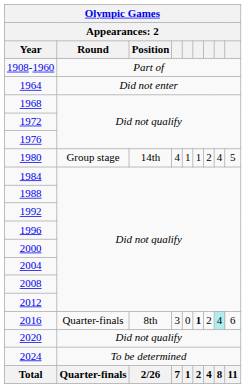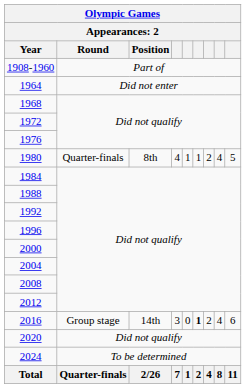(93, 158) Group stage -> (93, 158) Quarter-finals
(150, 158) 14th -> (150, 158) 8th
(93, 320) Quarter-finals -> (93, 320) Group stage
(150, 320) 8th -> (150, 320) 14th
(220, 320) paleturquoise background -> (220, 320) no background
